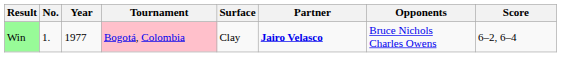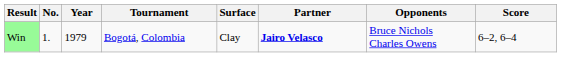(75, 36) 1977 -> (75, 36) 1979
(144, 36) pink background -> (144, 36) no background
